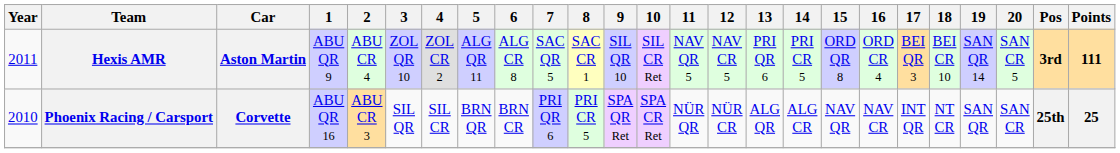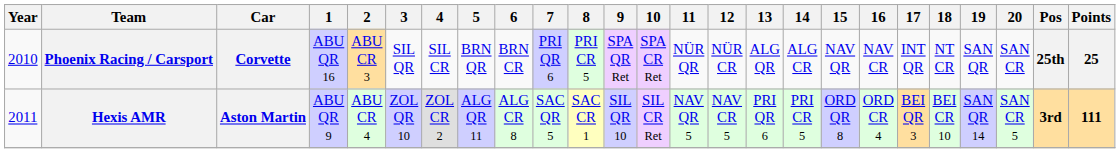rows swapped: (129, 118) <-> (129, 59)
